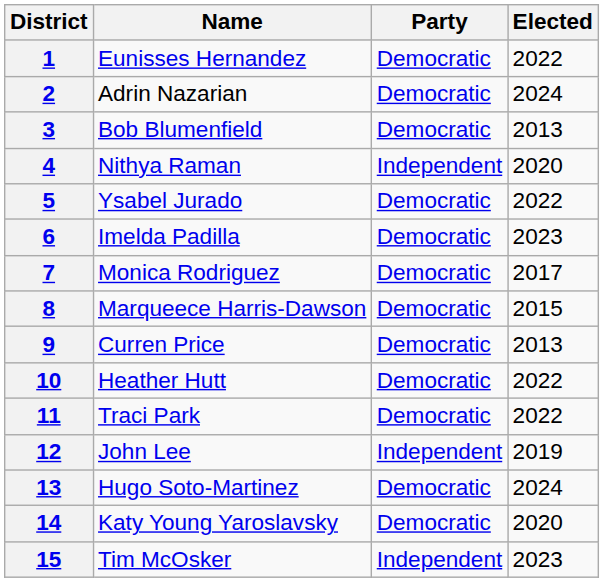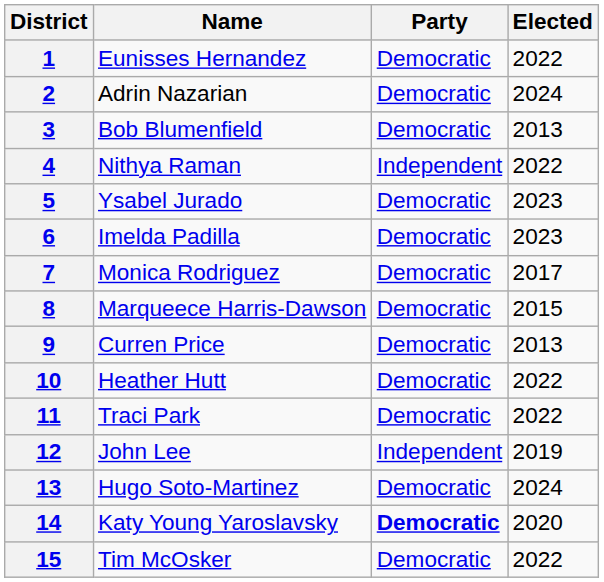(538, 165) 2020 -> (538, 165) 2022
(538, 201) 2022 -> (538, 201) 2023
(434, 523) normal -> (438, 523) bold
(439, 559) Independent -> (434, 559) Democratic
(538, 559) 2023 -> (538, 559) 2022
